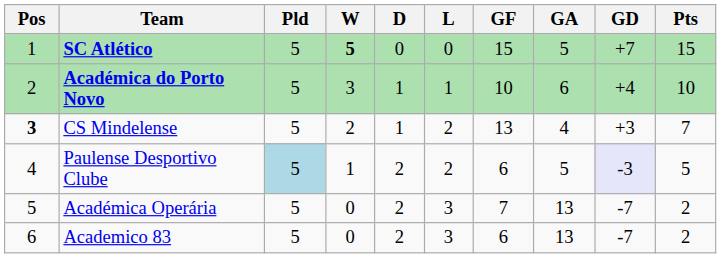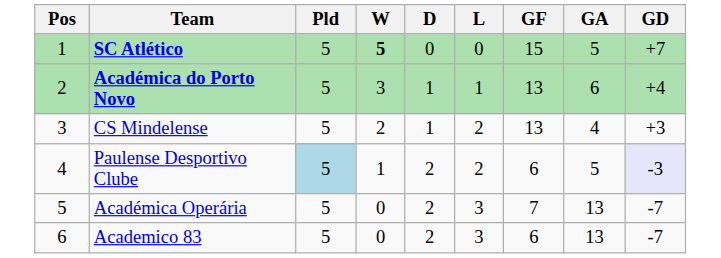- column: (686, 19)
(503, 88) 10 -> (534, 88) 13
(32, 128) bold -> (62, 128) normal
